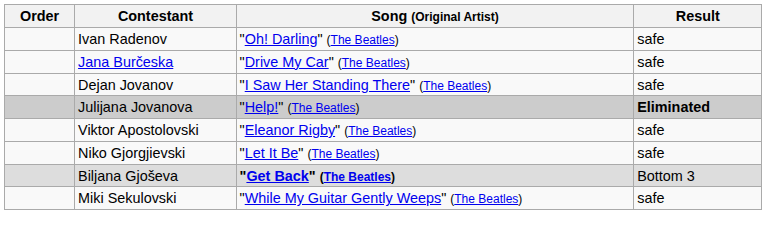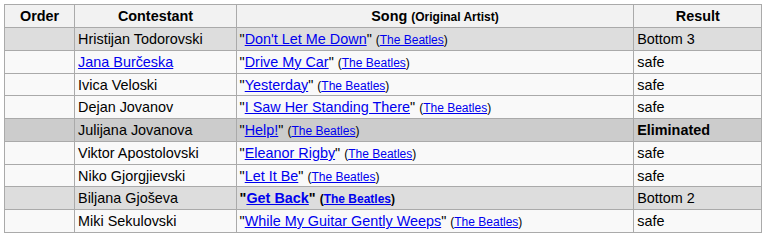- row: (122, 39)
+ row: (140, 39)
+ row: (118, 85)
(666, 176) Bottom 3 -> (666, 198) Bottom 2
